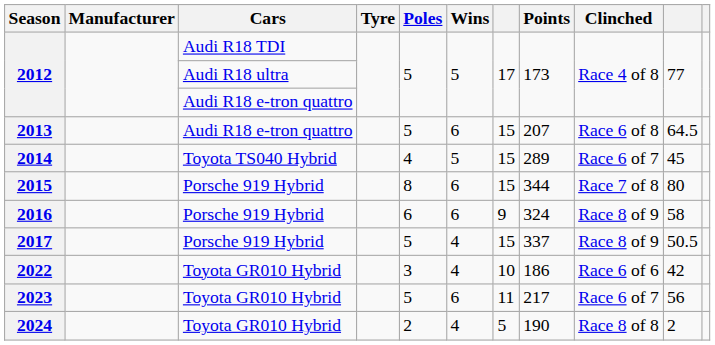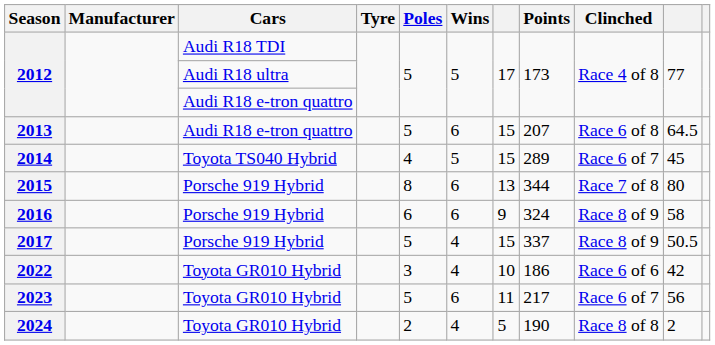(506, 185) 15 -> (506, 185) 13
